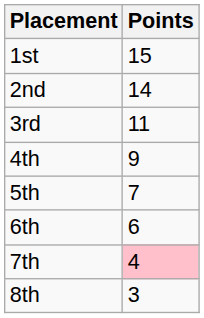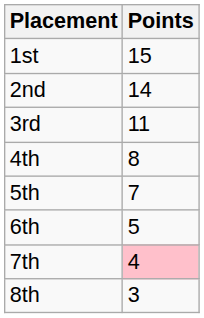(134, 158) 9 -> (134, 158) 8
(134, 227) 6 -> (134, 227) 5
